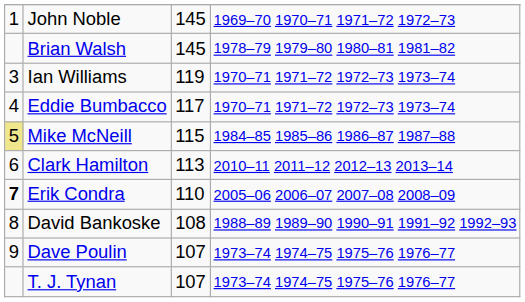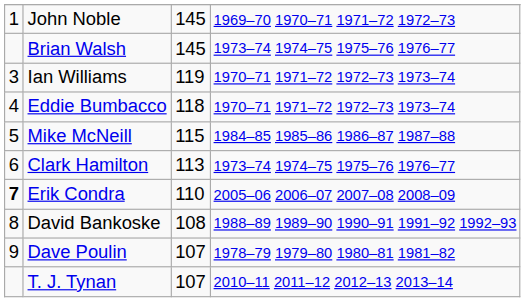(334, 48) 1978–79 1979–80 1980–81 1981–82 -> (334, 48) 1973–74 1974–75 1975–76 1976–77
(190, 106) 117 -> (190, 106) 118
(14, 135) khaki background -> (14, 135) no background
(333, 165) 2010–11 2011–12 2012–13 2013–14 -> (334, 165) 1973–74 1974–75 1975–76 1976–77
(334, 253) 1973–74 1974–75 1975–76 1976–77 -> (334, 253) 1978–79 1979–80 1980–81 1981–82
(334, 282) 1973–74 1974–75 1975–76 1976–77 -> (333, 282) 2010–11 2011–12 2012–13 2013–14
